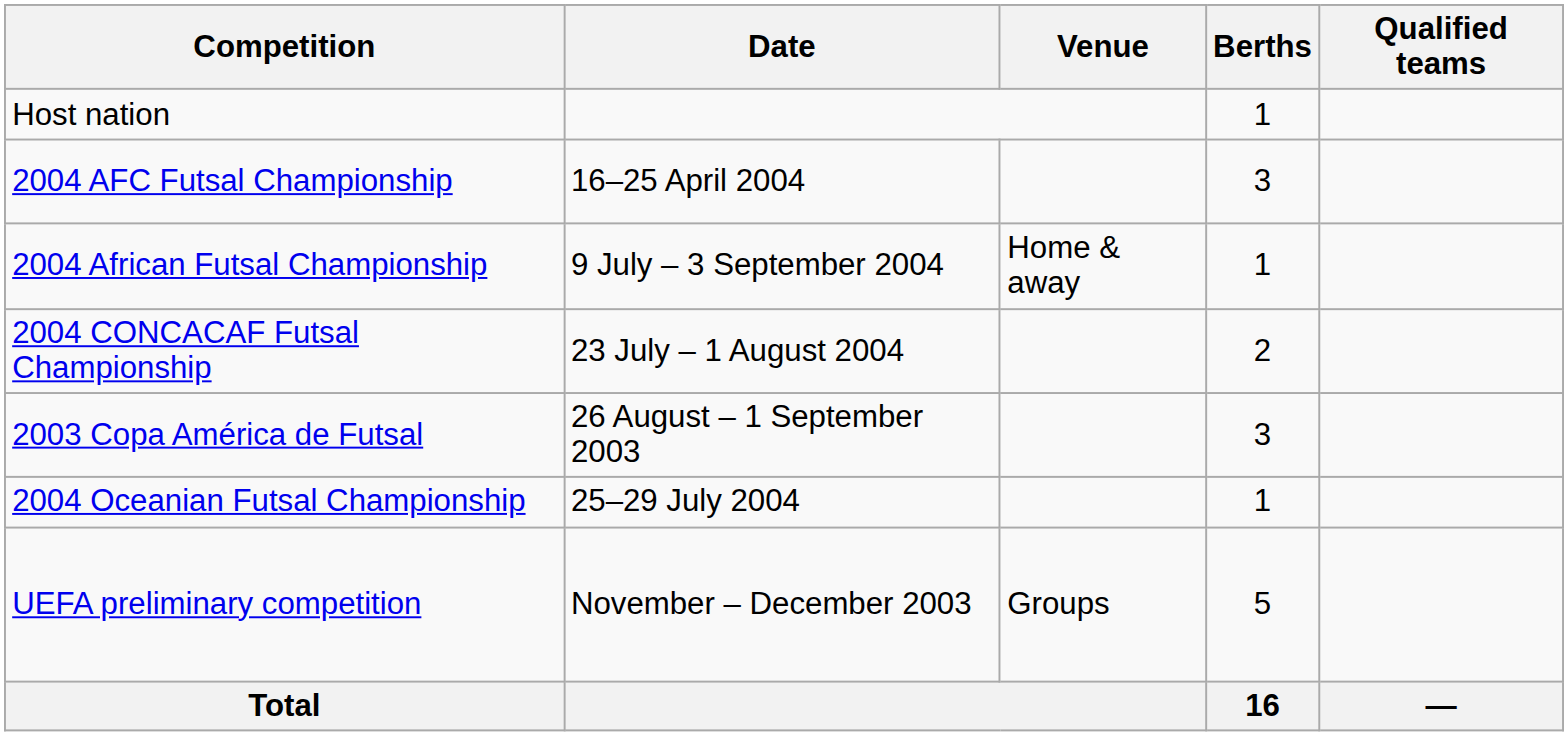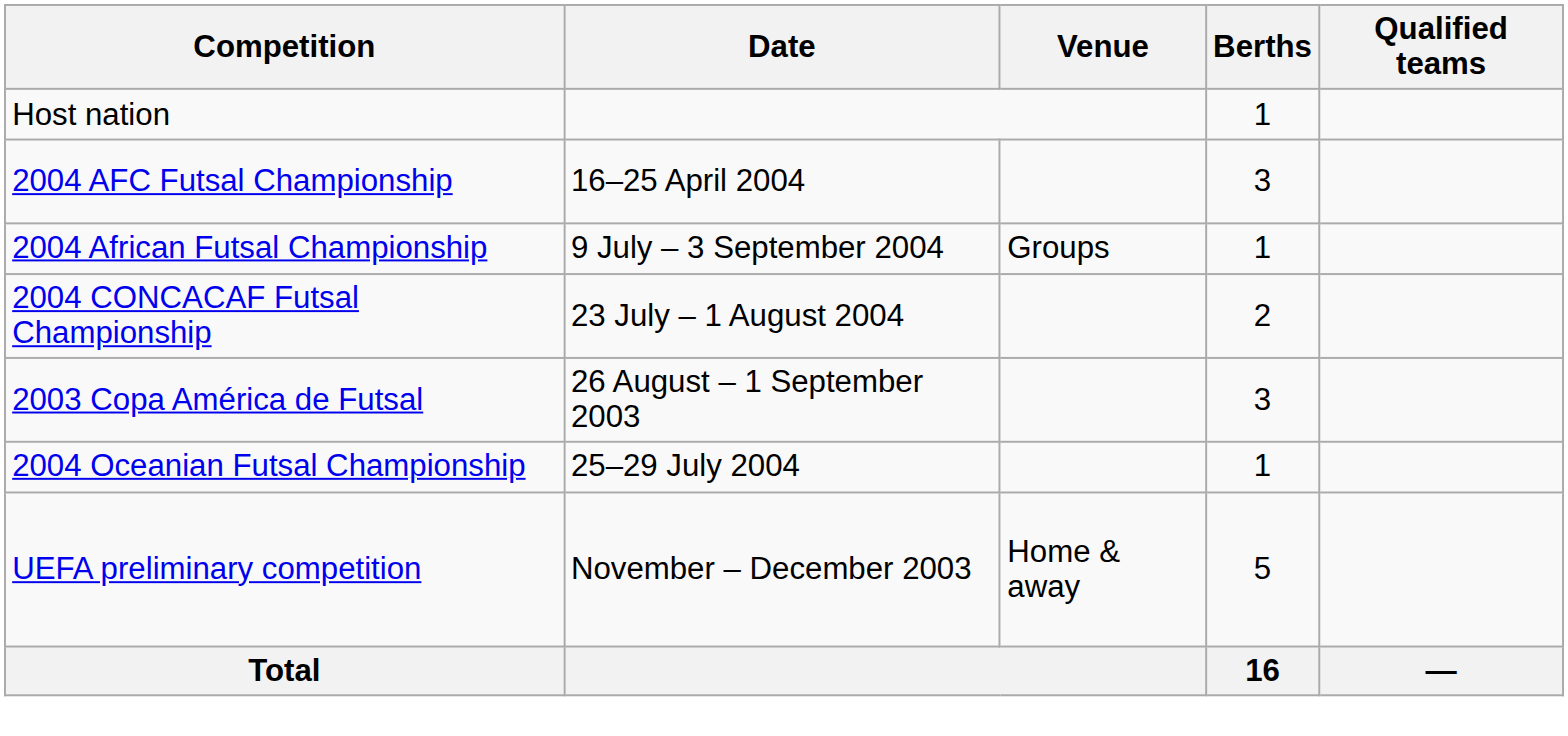(1064, 265) Home & away -> (1058, 247) Groups
(1058, 603) Groups -> (1064, 568) Home & away
